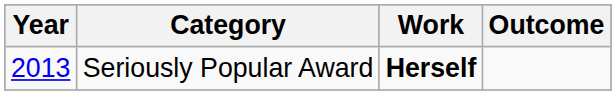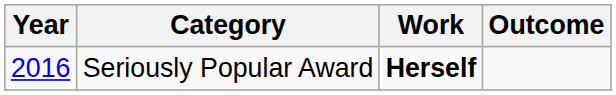(41, 68) 2013 -> (41, 68) 2016
